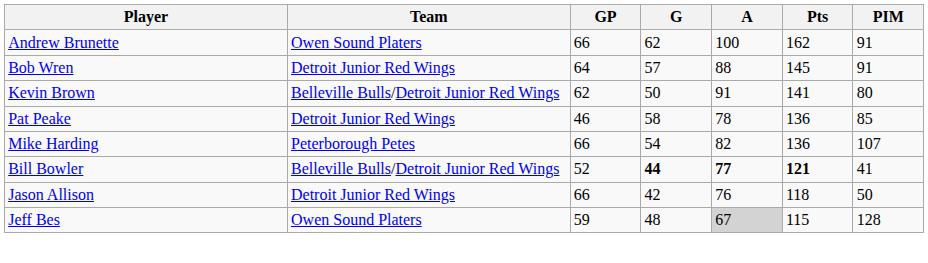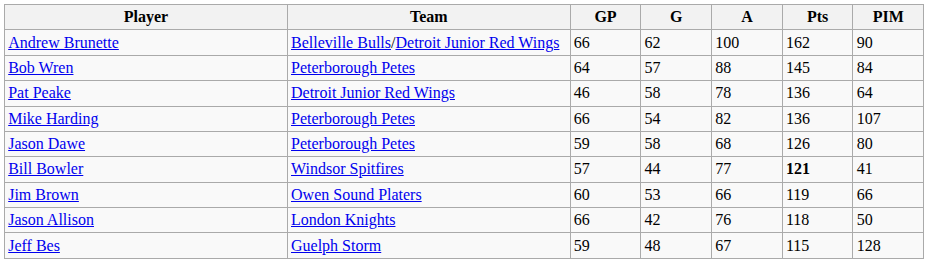(356, 42) Owen Sound Platers -> (425, 42) Belleville Bulls/Detroit Junior Red Wings
(865, 42) 91 -> (865, 42) 90
(373, 67) Detroit Junior Red Wings -> (353, 67) Peterborough Petes
(865, 67) 91 -> (865, 67) 84
- row: (52, 93)
(865, 118) 85 -> (865, 93) 64
+ row: (47, 144)
(425, 169) Belleville Bulls/Detroit Junior Red Wings -> (347, 169) Windsor Spitfires
(582, 169) 52 -> (582, 169) 57
(653, 169) bold -> (653, 169) normal
(723, 169) bold -> (723, 169) normal
+ row: (44, 194)
(373, 194) Detroit Junior Red Wings -> (343, 220) London Knights
(356, 220) Owen Sound Platers -> (336, 245) Guelph Storm
(723, 220) lightgrey background -> (723, 245) no background
